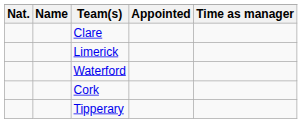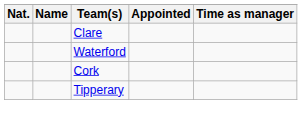- row: (96, 52)
